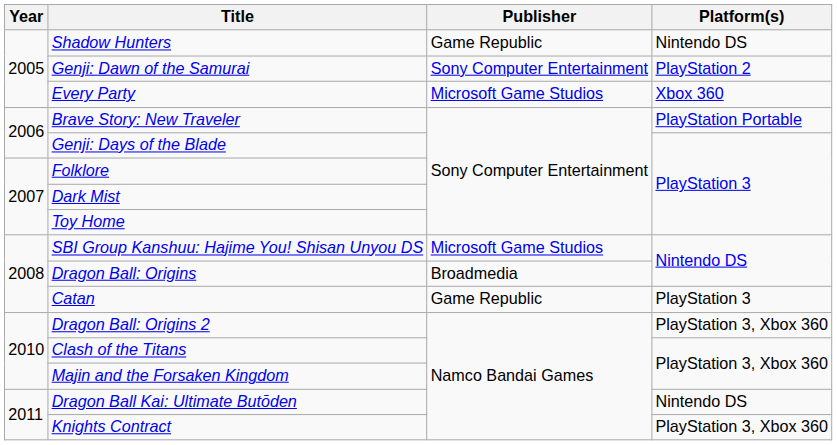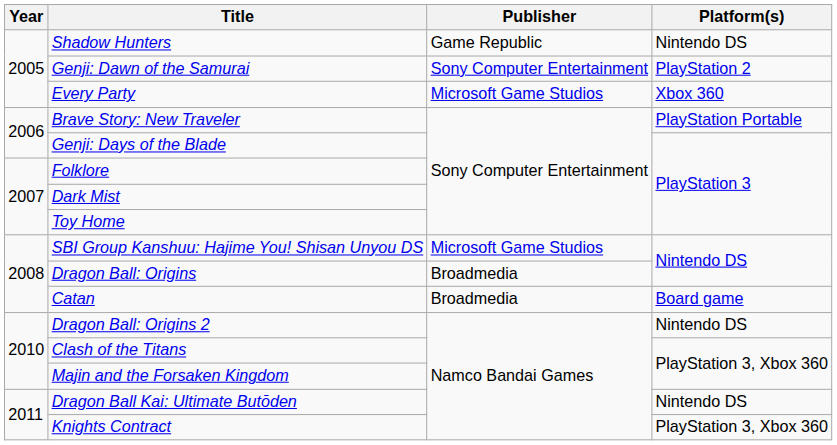(486, 299) Game Republic -> (474, 299) Broadmedia
(703, 299) PlayStation 3 -> (700, 299) Board game
(742, 324) PlayStation 3, Xbox 360 -> (701, 324) Nintendo DS
